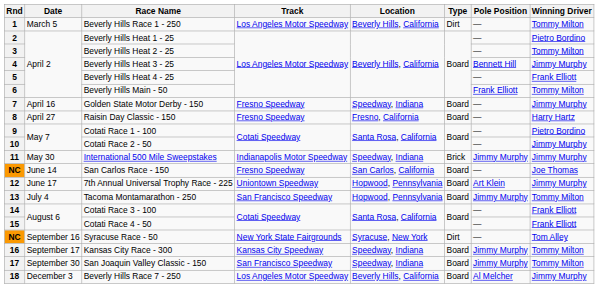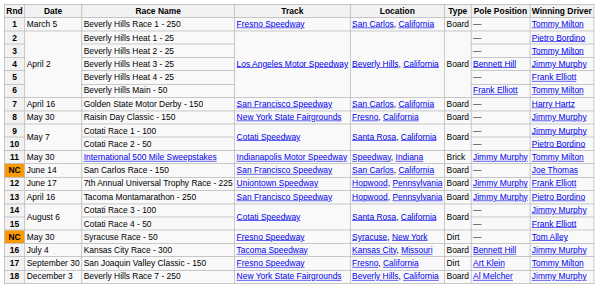(292, 24) Los Angeles Motor Speedway -> (271, 24) Fresno Speedway
(395, 24) Beverly Hills, California -> (393, 24) San Carlos, California
(453, 24) Dirt -> (458, 24) Board
(271, 104) Fresno Speedway -> (284, 104) San Francisco Speedway
(388, 104) Speedway, Indiana -> (393, 104) San Carlos, California
(559, 104) Jimmy Murphy -> (553, 104) Harry Hartz
(41, 117) April 27 -> (41, 117) May 30
(271, 117) Fresno Speedway -> (289, 117) New York State Fairgrounds
(553, 117) Harry Hartz -> (559, 117) Jimmy Murphy
(559, 130) Pietro Bordino -> (559, 130) Jimmy Murphy
(559, 143) Jimmy Murphy -> (559, 143) Pietro Bordino
(559, 157) Jimmy Murphy -> (558, 157) Tommy Milton
(271, 170) Fresno Speedway -> (284, 170) San Francisco Speedway
(489, 183) Art Klein -> (500, 183) Jimmy Murphy
(559, 183) Jimmy Murphy -> (554, 183) Frank Elliott
(38, 197) July 4 -> (41, 197) April 16
(558, 197) Tommy Milton -> (559, 197) Pietro Bordino
(554, 210) Frank Elliott -> (559, 210) Jimmy Murphy
(53, 237) September 16 -> (41, 237) May 30
(289, 237) New York State Fairgrounds -> (271, 237) Fresno Speedway
(53, 250) September 17 -> (38, 250) July 4
(280, 250) Kansas City Speedway -> (272, 250) Tacoma Speedway
(388, 250) Speedway, Indiana -> (392, 250) Kansas City, Missouri
(500, 250) Jimmy Murphy -> (495, 250) Bennett Hill
(558, 250) Tommy Milton -> (559, 250) Jimmy Murphy
(284, 263) San Francisco Speedway -> (271, 263) Fresno Speedway
(388, 263) Speedway, Indiana -> (385, 263) Fresno, California
(458, 263) Board -> (453, 263) Dirt
(500, 263) Jimmy Murphy -> (489, 263) Art Klein
(292, 276) Los Angeles Motor Speedway -> (289, 276) New York State Fairgrounds
